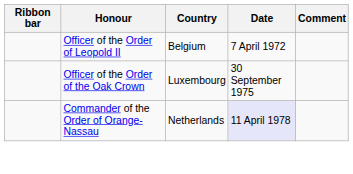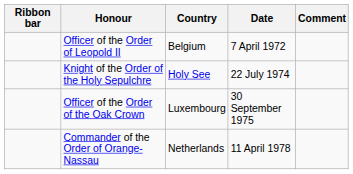+ row: (113, 74)
(261, 120) lavender background -> (261, 148) no background
